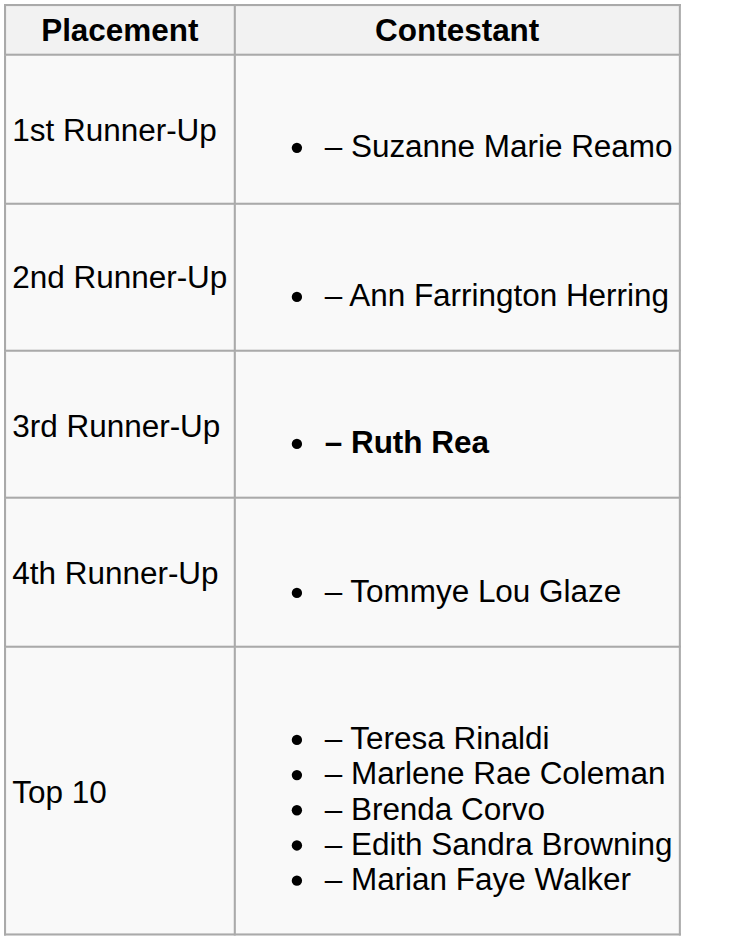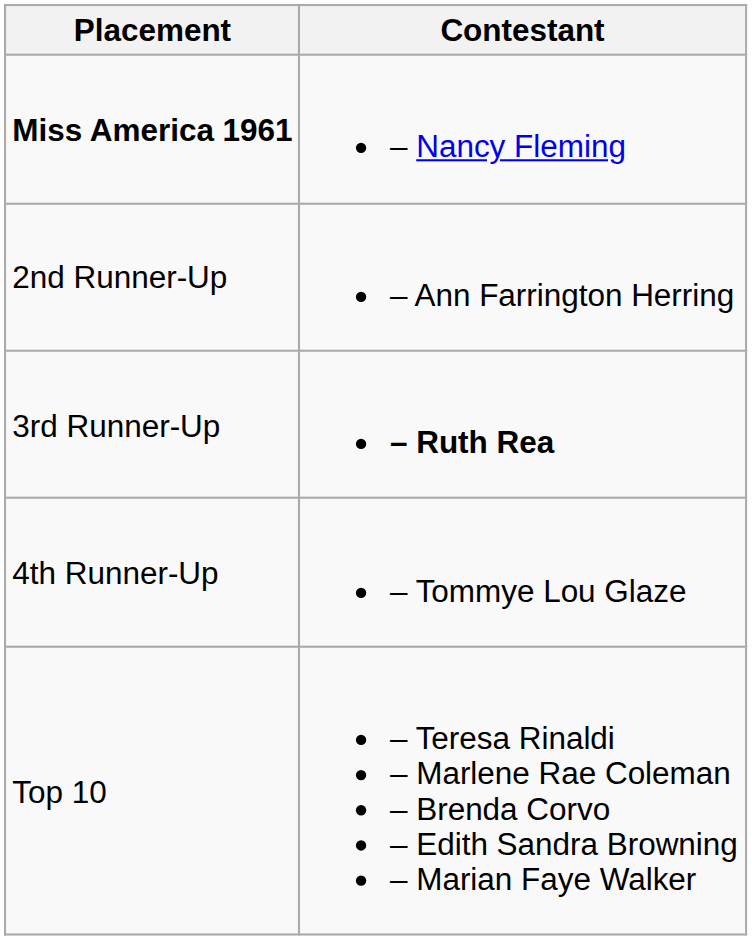+ row: (152, 129)
- row: (115, 129)
